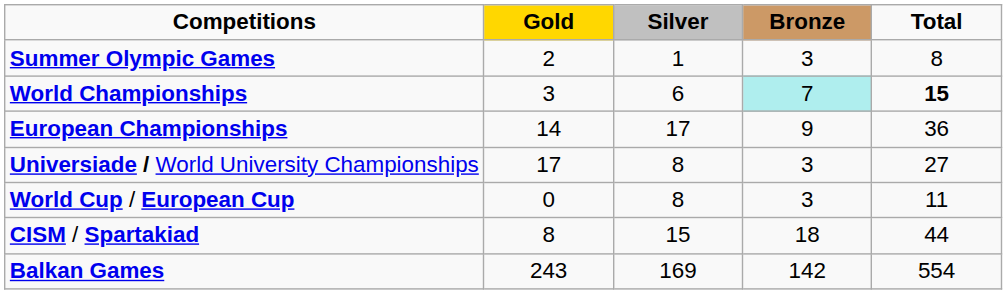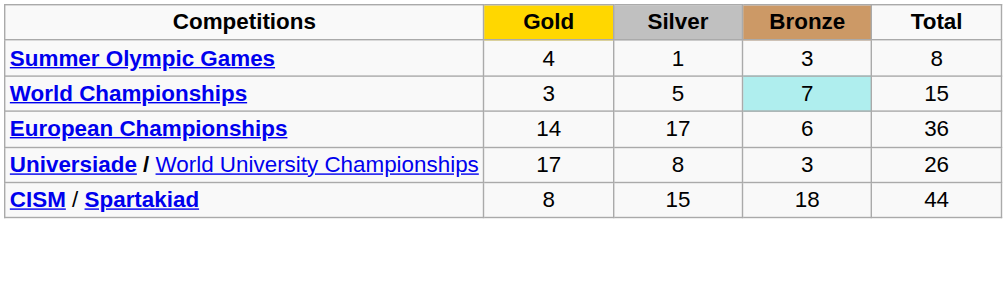(549, 57) 2 -> (549, 57) 4
(678, 93) 6 -> (678, 93) 5
(937, 93) bold -> (937, 93) normal
(807, 128) 9 -> (807, 128) 6
(937, 164) 27 -> (937, 164) 26
- row: (152, 199)
- row: (87, 270)
